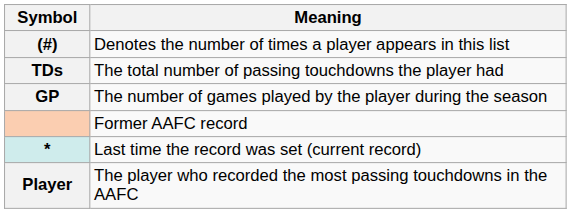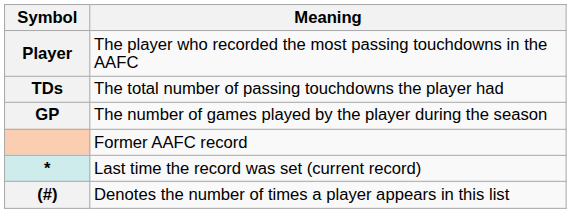rows swapped: (47, 185) <-> (47, 44)
